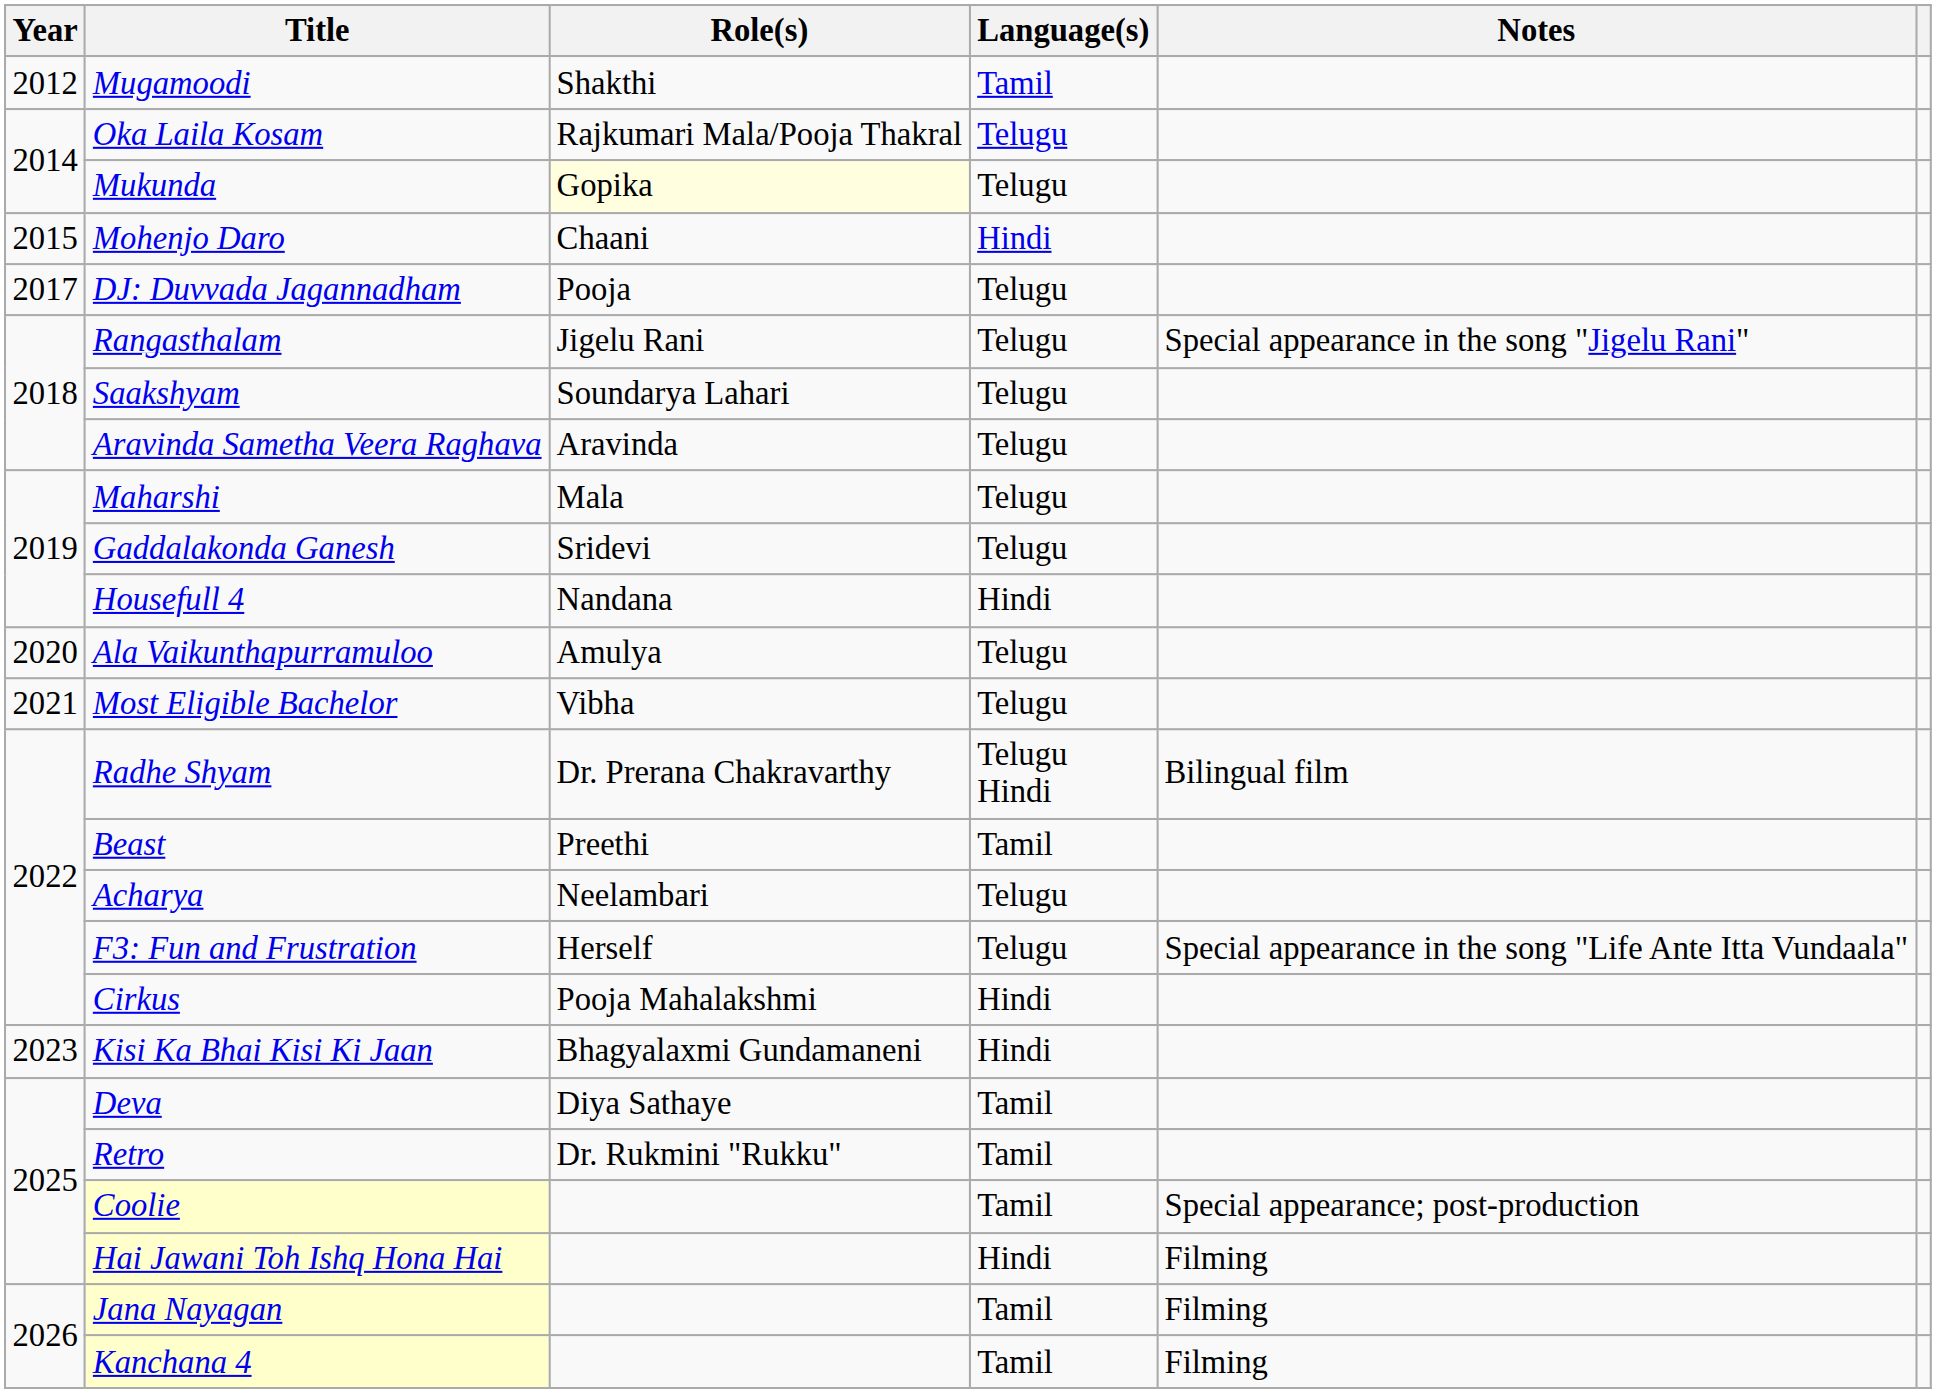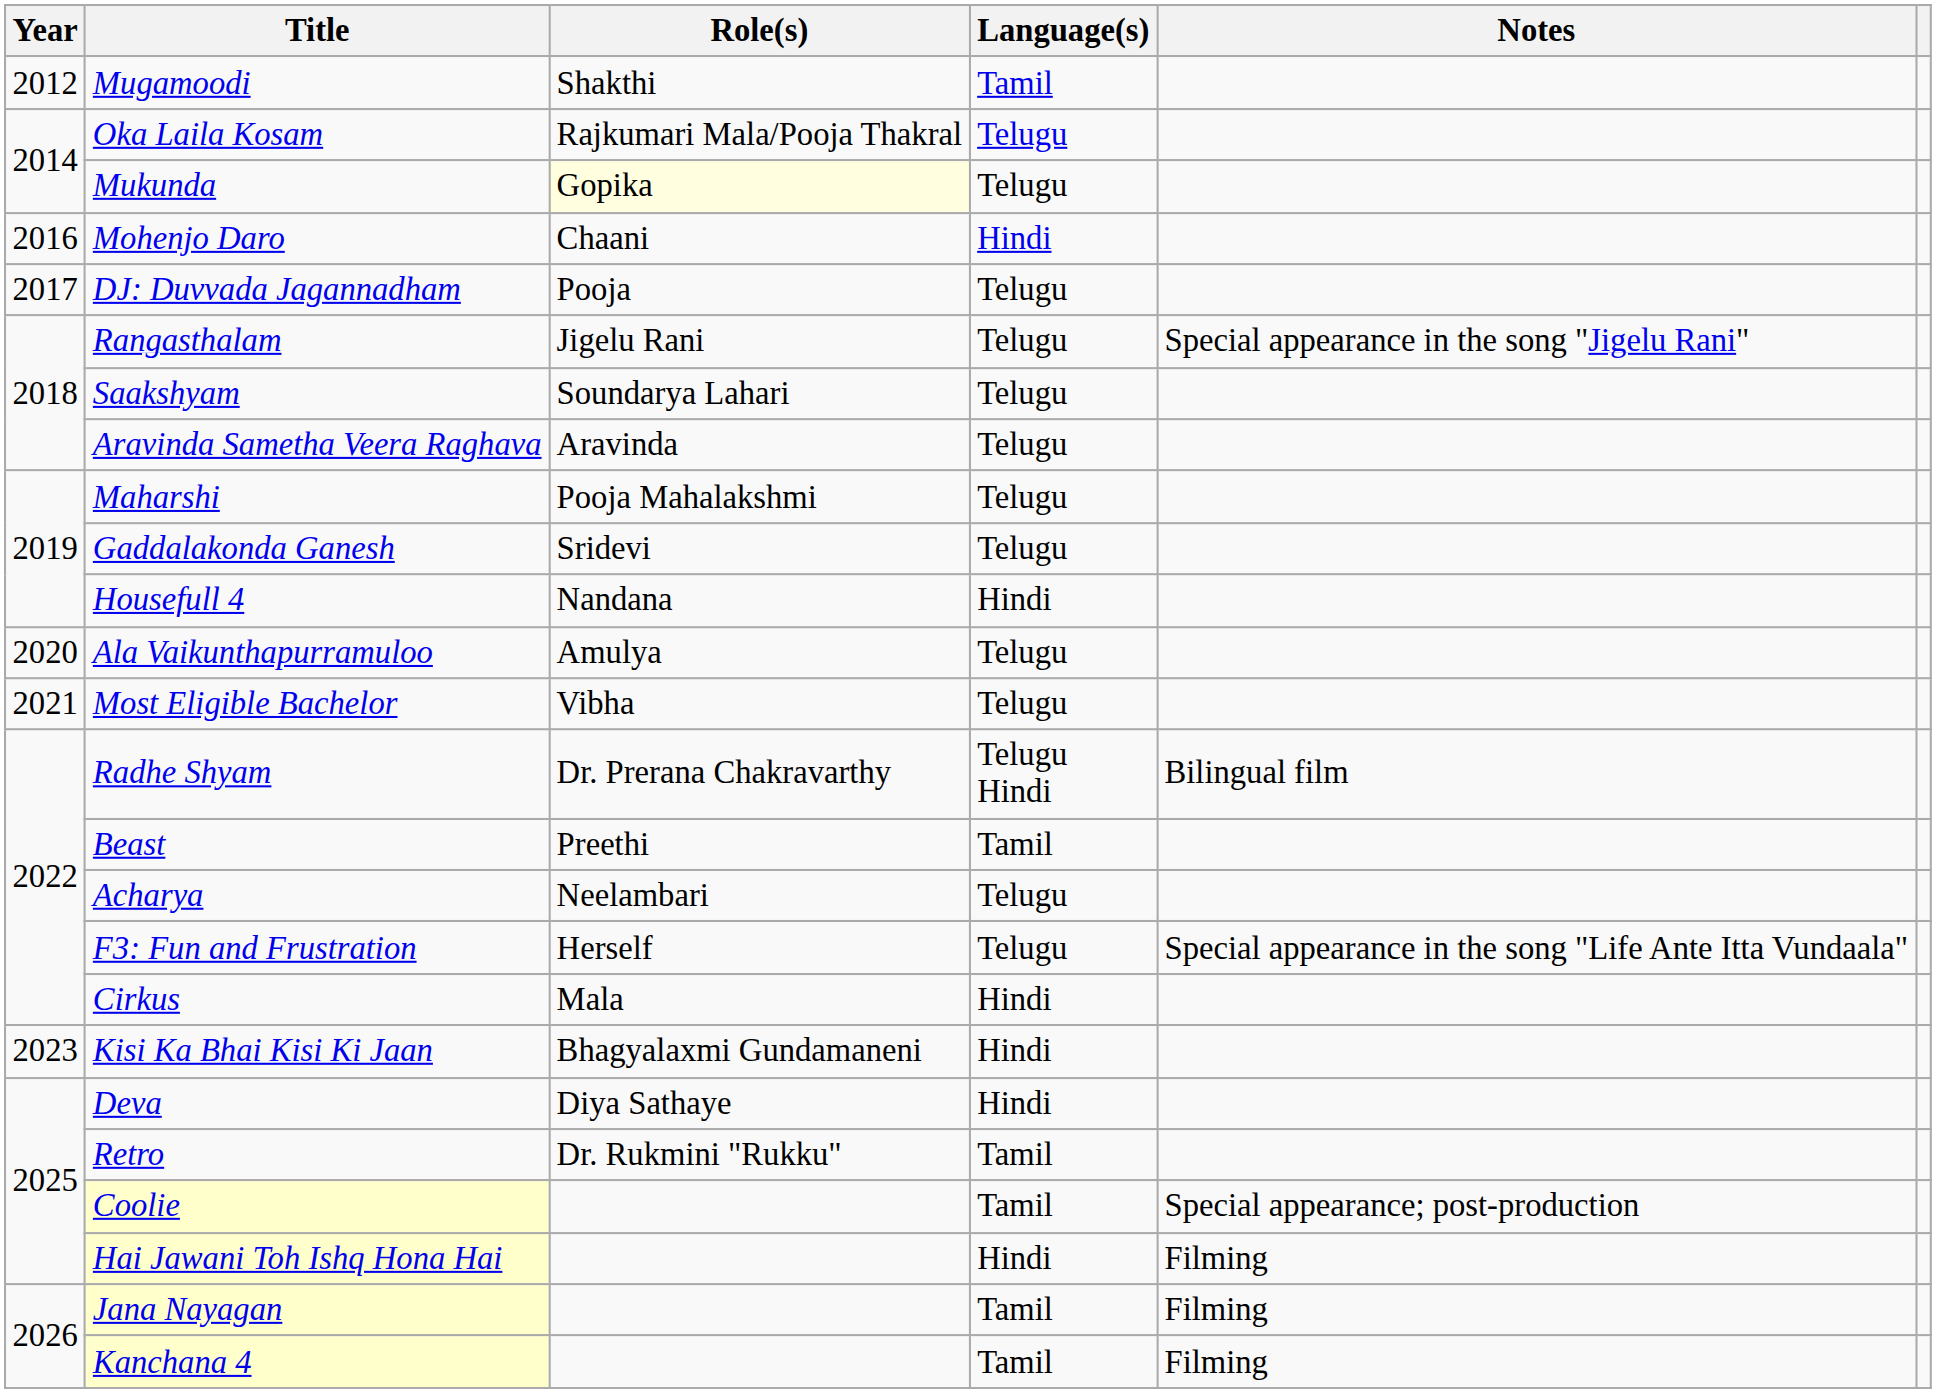(45, 237) 2015 -> (45, 237) 2016
(590, 496) Mala -> (687, 496) Pooja Mahalakshmi
(687, 998) Pooja Mahalakshmi -> (590, 998) Mala
(1015, 1102) Tamil -> (1014, 1102) Hindi
